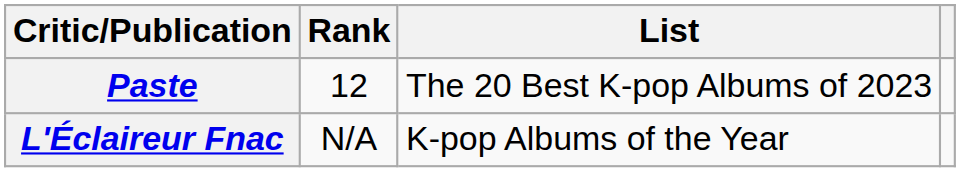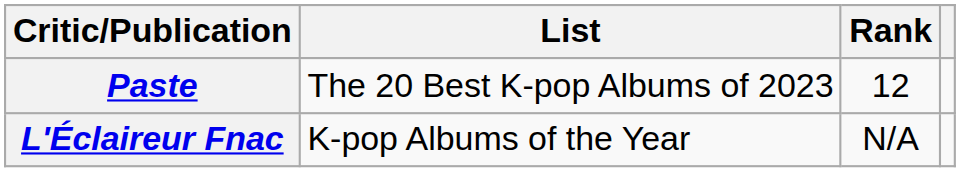columns swapped: (669, 31) <-> (349, 31)
